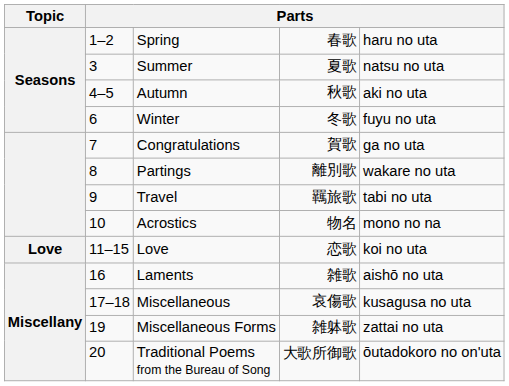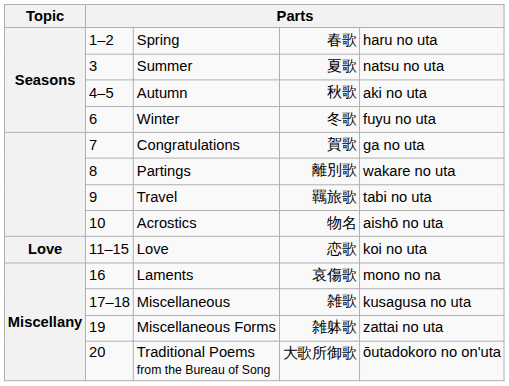(402, 223) mono no na -> (403, 223) aishō no uta
(342, 275) 雑歌 -> (334, 275) 哀傷歌
(403, 275) aishō no uta -> (402, 275) mono no na
(334, 301) 哀傷歌 -> (342, 301) 雑歌
